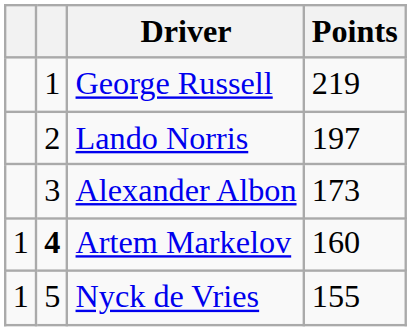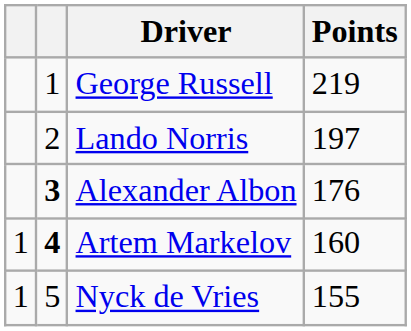(52, 190) normal -> (52, 190) bold
(336, 190) 173 -> (336, 190) 176
